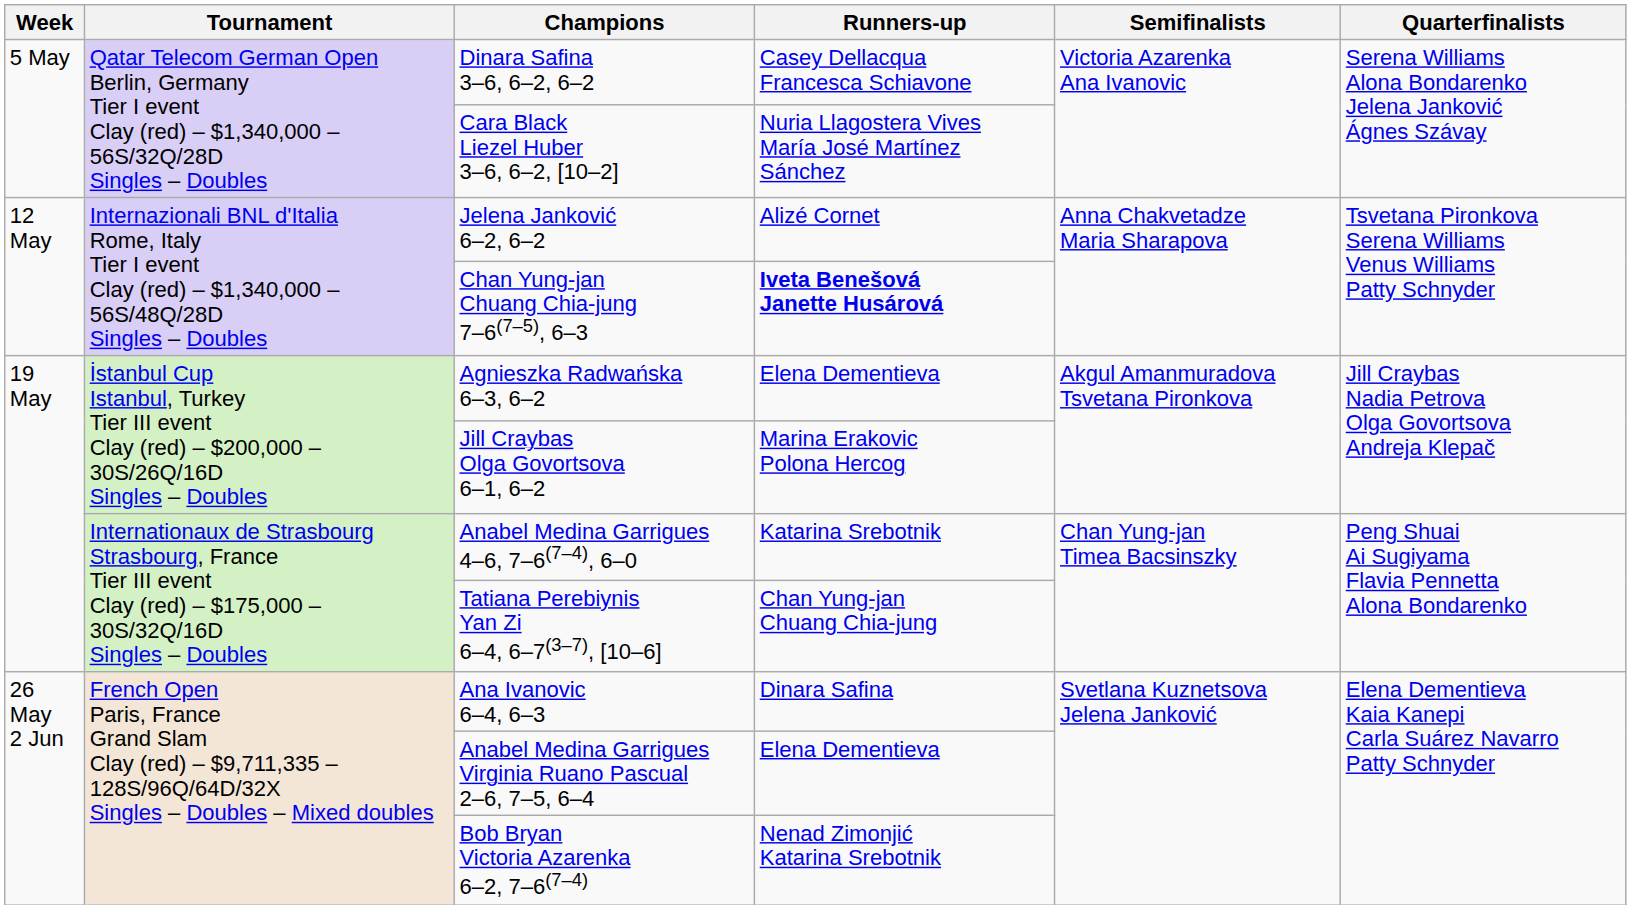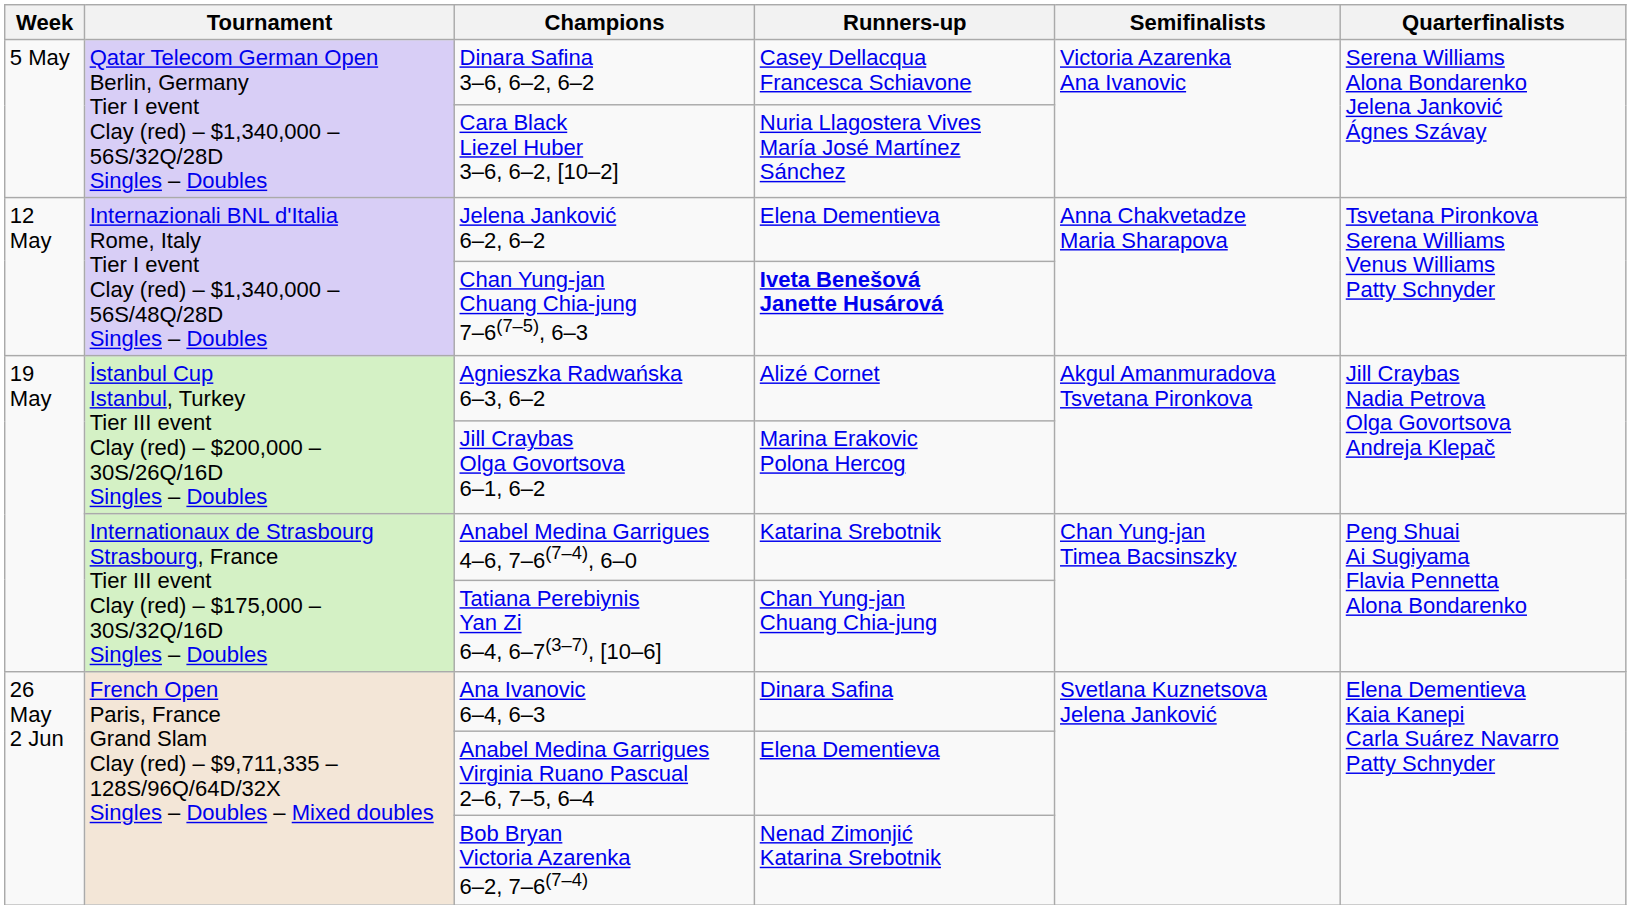(820, 215) Alizé Cornet -> (850, 215) Elena Dementieva
(850, 374) Elena Dementieva -> (820, 374) Alizé Cornet
